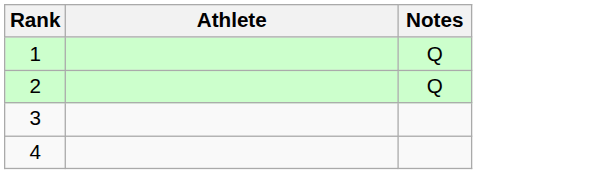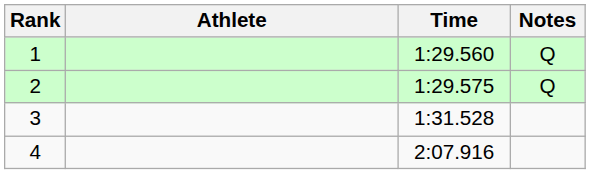+ column: (454, 20)
